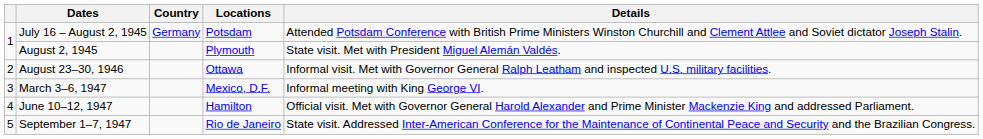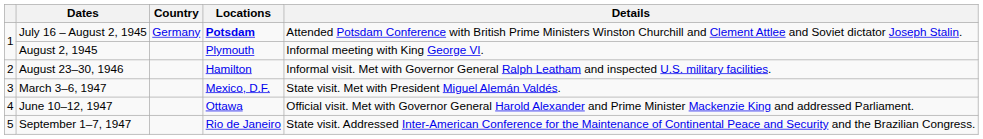(229, 32) normal -> (230, 32) bold
(424, 50) State visit. Met with President Miguel Alemán Valdés. -> (385, 50) Informal meeting with King George VI.
(224, 69) Ottawa -> (229, 69) Hamilton
(385, 87) Informal meeting with King George VI. -> (424, 87) State visit. Met with President Miguel Alemán Valdés.
(229, 106) Hamilton -> (224, 106) Ottawa
